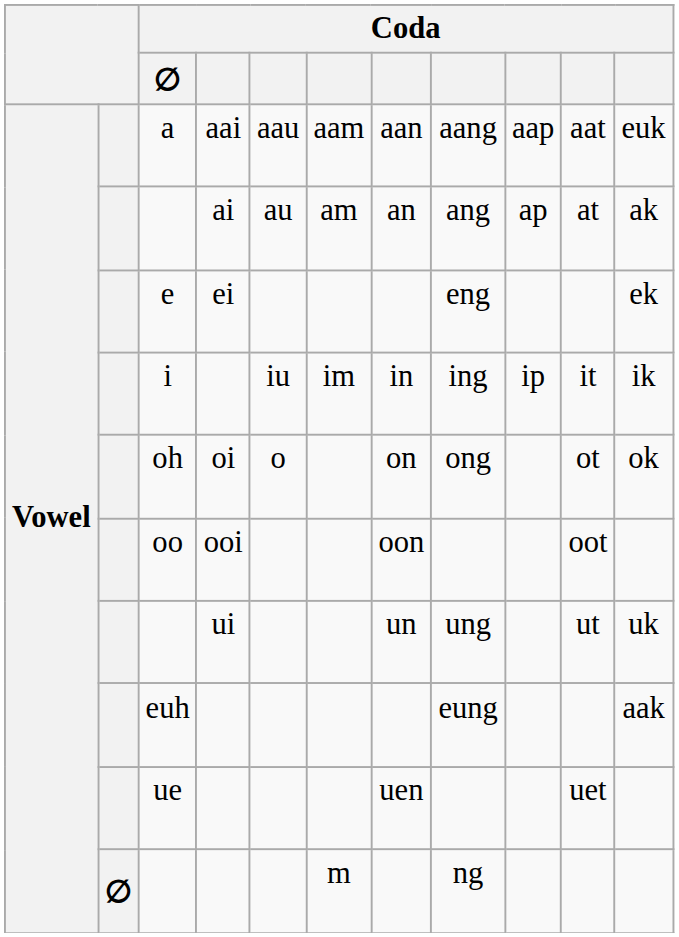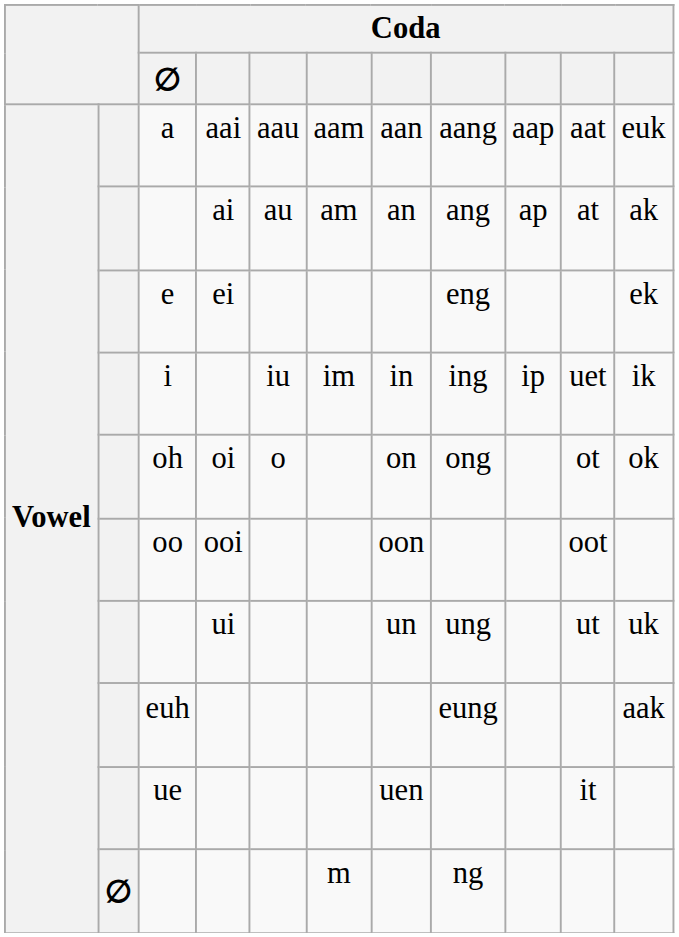(588, 376) it -> (588, 376) uet
(588, 790) uet -> (588, 790) it
